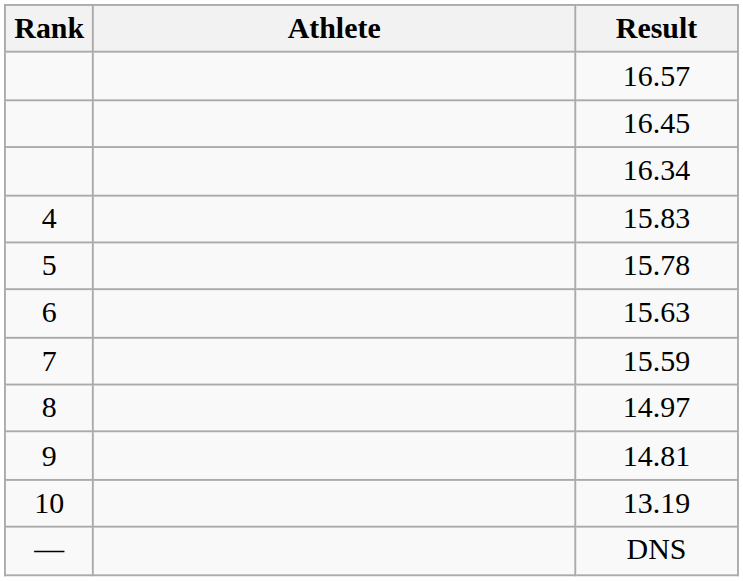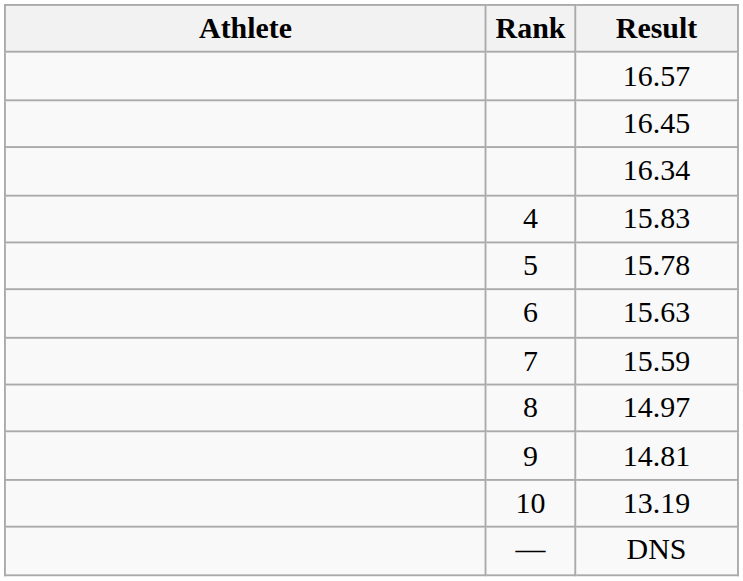columns swapped: (49, 28) <-> (334, 28)
